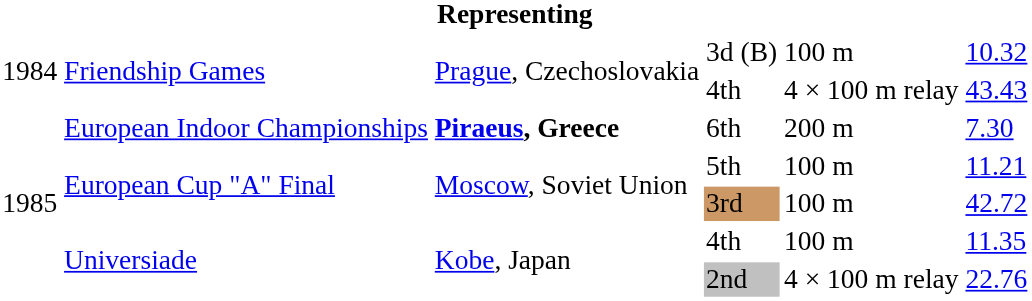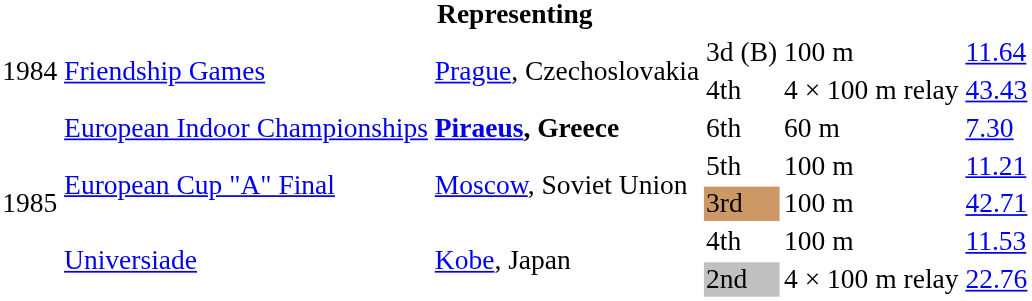(996, 52) 10.32 -> (996, 52) 11.64
(819, 127) 200 m -> (812, 127) 60 m
(996, 203) 42.72 -> (996, 203) 42.71
(996, 241) 11.35 -> (996, 241) 11.53
